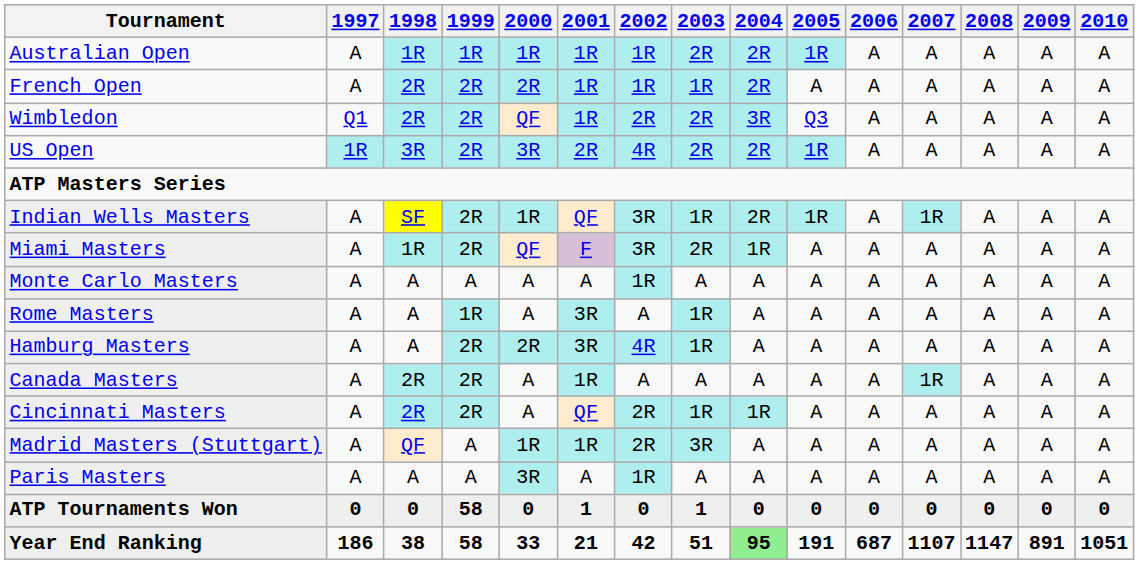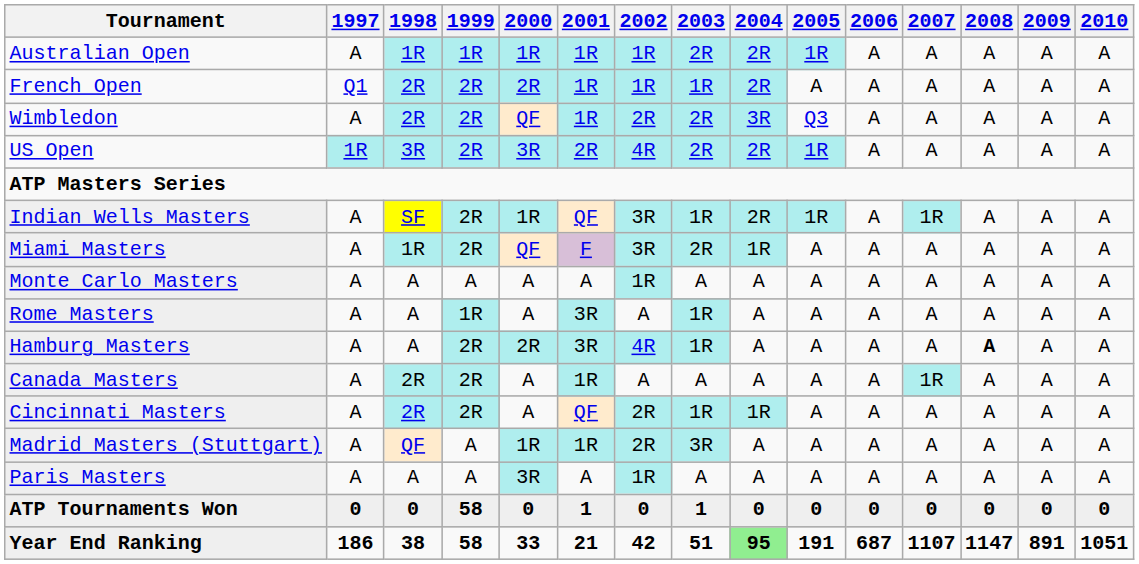(355, 86) A -> (355, 86) Q1
(355, 119) Q1 -> (355, 119) A
(989, 347) normal -> (989, 347) bold
